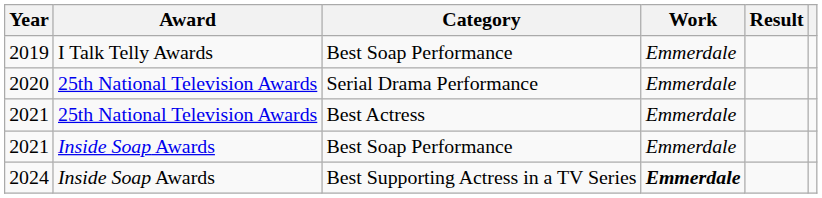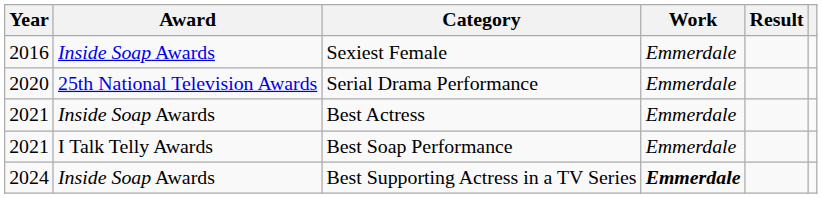+ row: (29, 51)
- row: (29, 51)
(188, 114) 25th National Television Awards -> (136, 114) Inside Soap Awards
(136, 146) Inside Soap Awards -> (136, 146) I Talk Telly Awards
